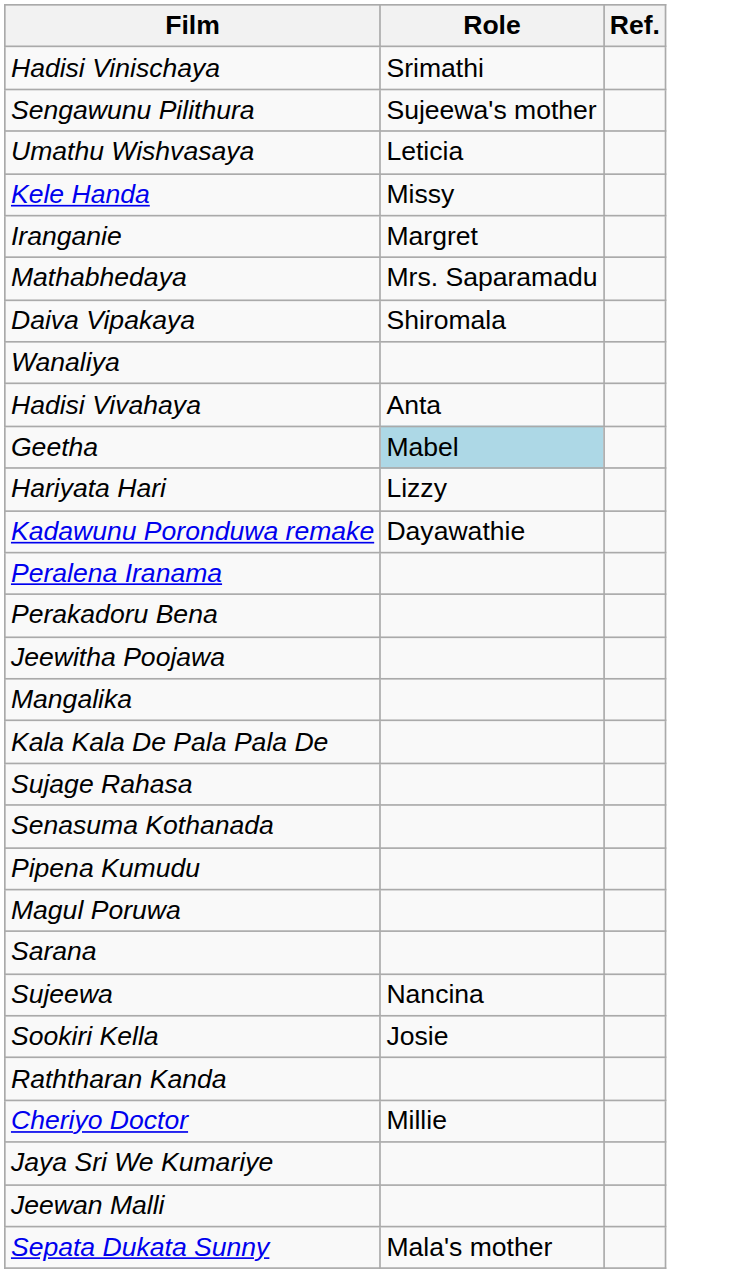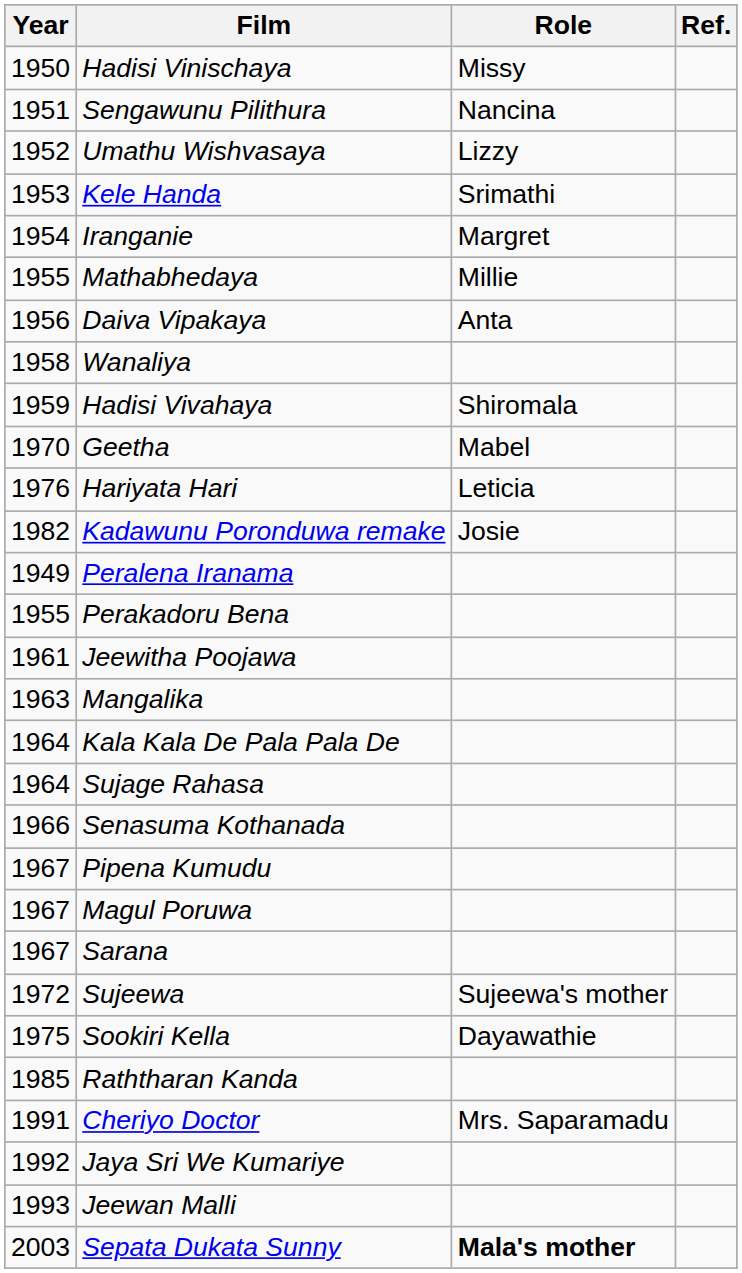+ column: (40, 25)
(435, 67) Srimathi -> (492, 67) Missy
(492, 109) Sujeewa's mother -> (506, 109) Nancina
(425, 151) Leticia -> (488, 151) Lizzy
(420, 194) Missy -> (506, 194) Srimathi
(492, 278) Mrs. Saparamadu -> (488, 278) Millie
(446, 320) Shiromala -> (485, 320) Anta
(414, 404) Anta -> (518, 404) Shiromala
(423, 446) lightblue background -> (494, 446) no background
(417, 488) Lizzy -> (496, 488) Leticia
(456, 531) Dayawathie -> (489, 531) Josie
(435, 994) Nancina -> (563, 994) Sujeewa's mother
(417, 1036) Josie -> (527, 1036) Dayawathie
(417, 1120) Millie -> (563, 1120) Mrs. Saparamadu
(469, 1247) normal -> (547, 1247) bold
